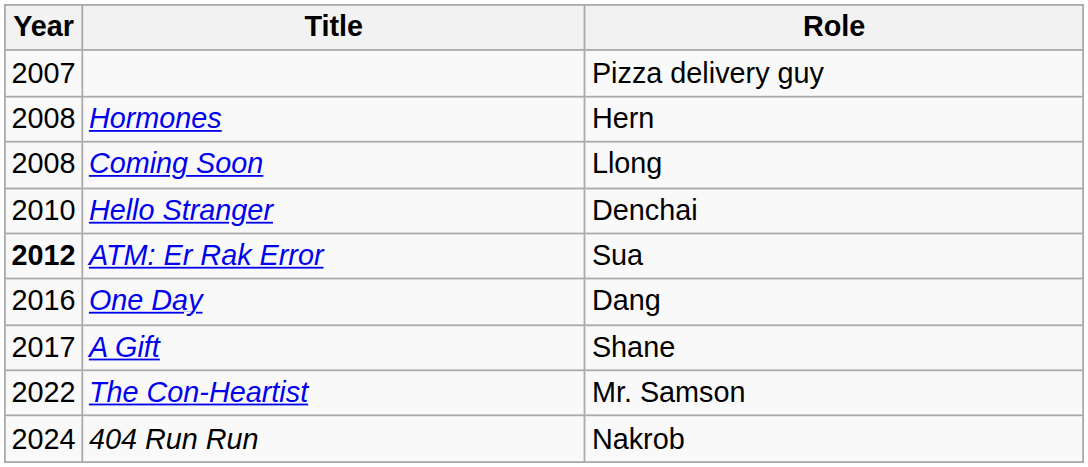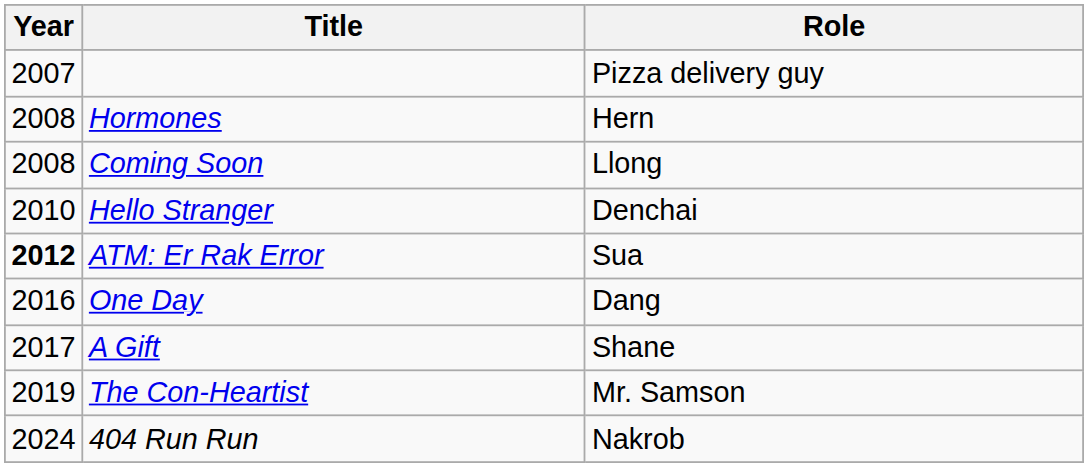(44, 392) 2022 -> (44, 392) 2019
